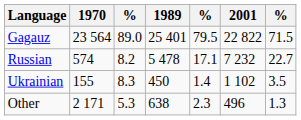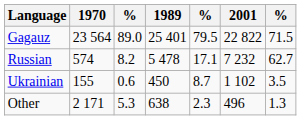(281, 59) 22.7 -> (281, 59) 62.7
(126, 81) 8.3 -> (126, 81) 0.6
(202, 81) 1.4 -> (202, 81) 8.7
